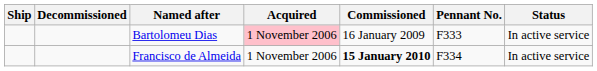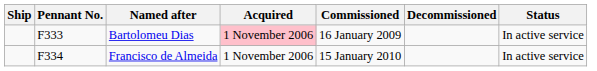columns swapped: (469, 14) <-> (82, 14)
(386, 56) bold -> (360, 56) normal
